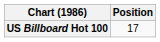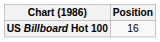(133, 28) 17 -> (133, 28) 16
